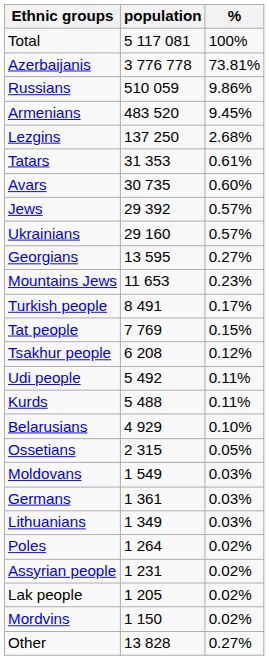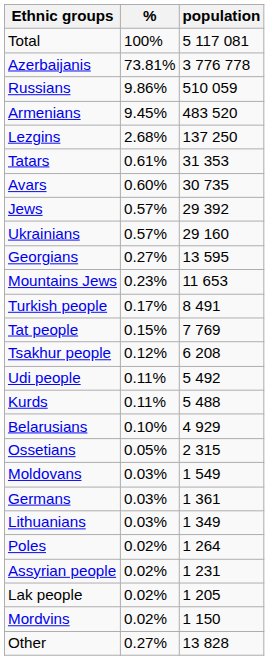columns swapped: (163, 16) <-> (234, 16)
